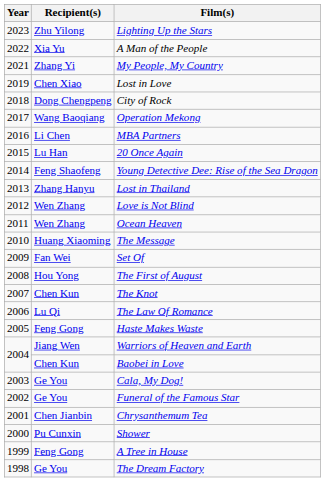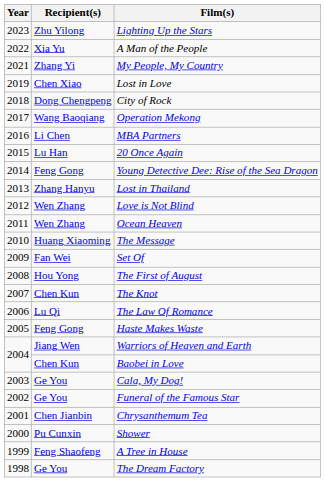(67, 170) Feng Shaofeng -> (59, 170) Feng Gong
(59, 450) Feng Gong -> (67, 450) Feng Shaofeng
